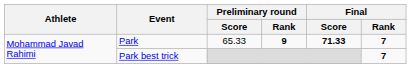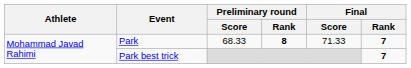(234, 42) 65.33 -> (234, 42) 68.33
(284, 42) 9 -> (284, 42) 8
(334, 42) bold -> (334, 42) normal
